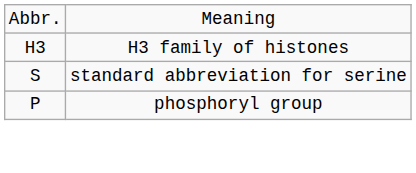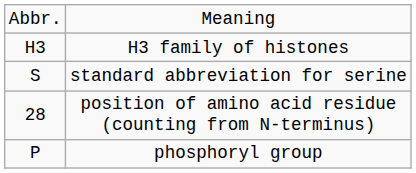+ row: (238, 115)
